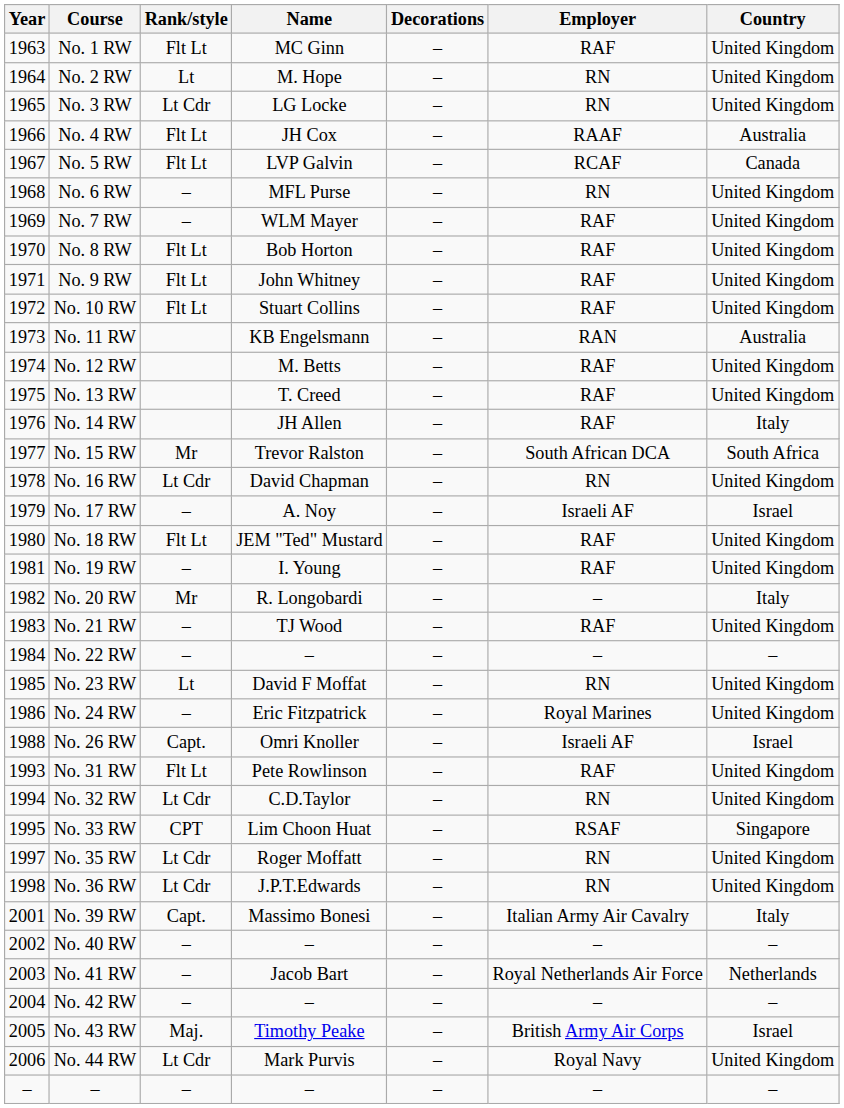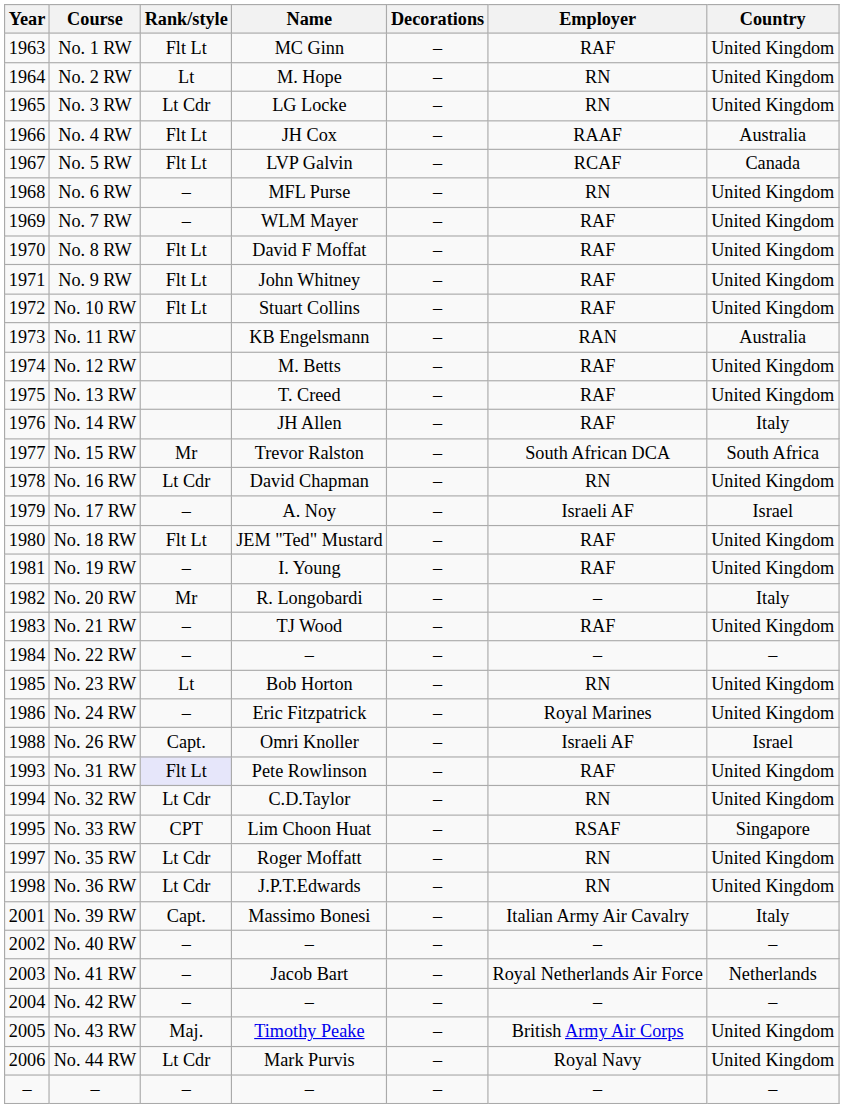(309, 250) Bob Horton -> (309, 250) David F Moffat
(309, 684) David F Moffat -> (309, 684) Bob Horton
(186, 771) no background -> (186, 771) lavender background
(773, 1031) Israel -> (773, 1031) United Kingdom
